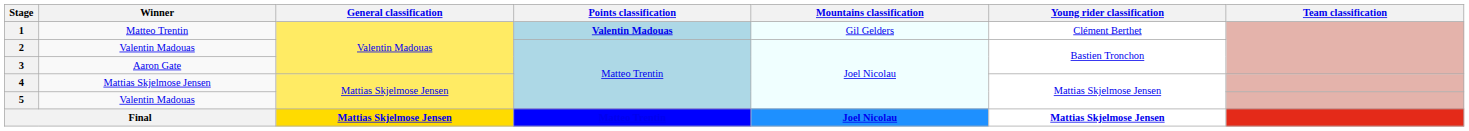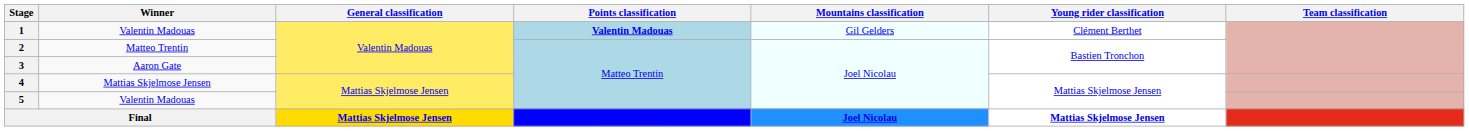(157, 30) Matteo Trentin -> (157, 30) Valentin Madouas
(157, 48) Valentin Madouas -> (157, 48) Matteo Trentin
